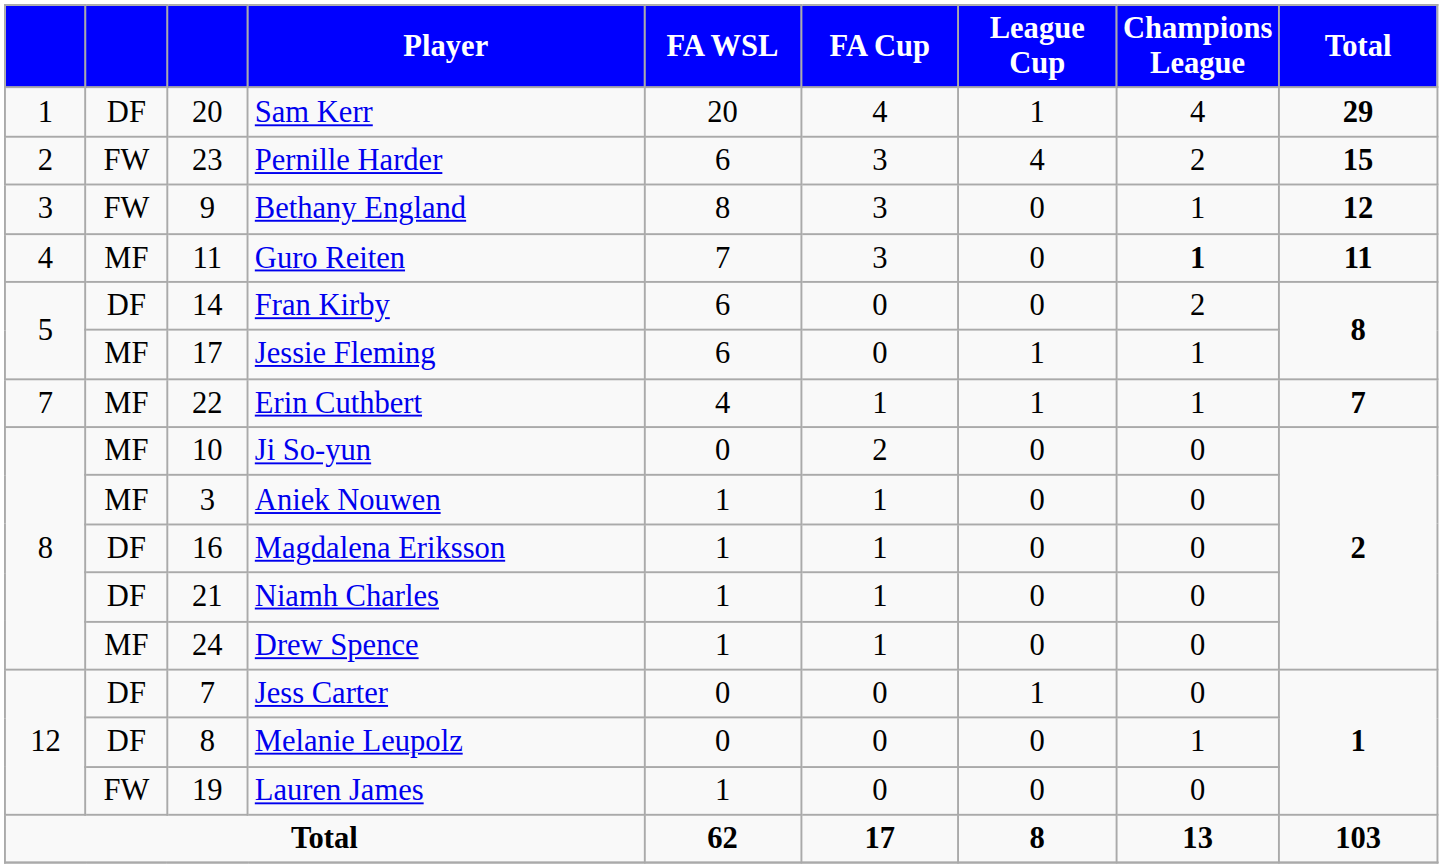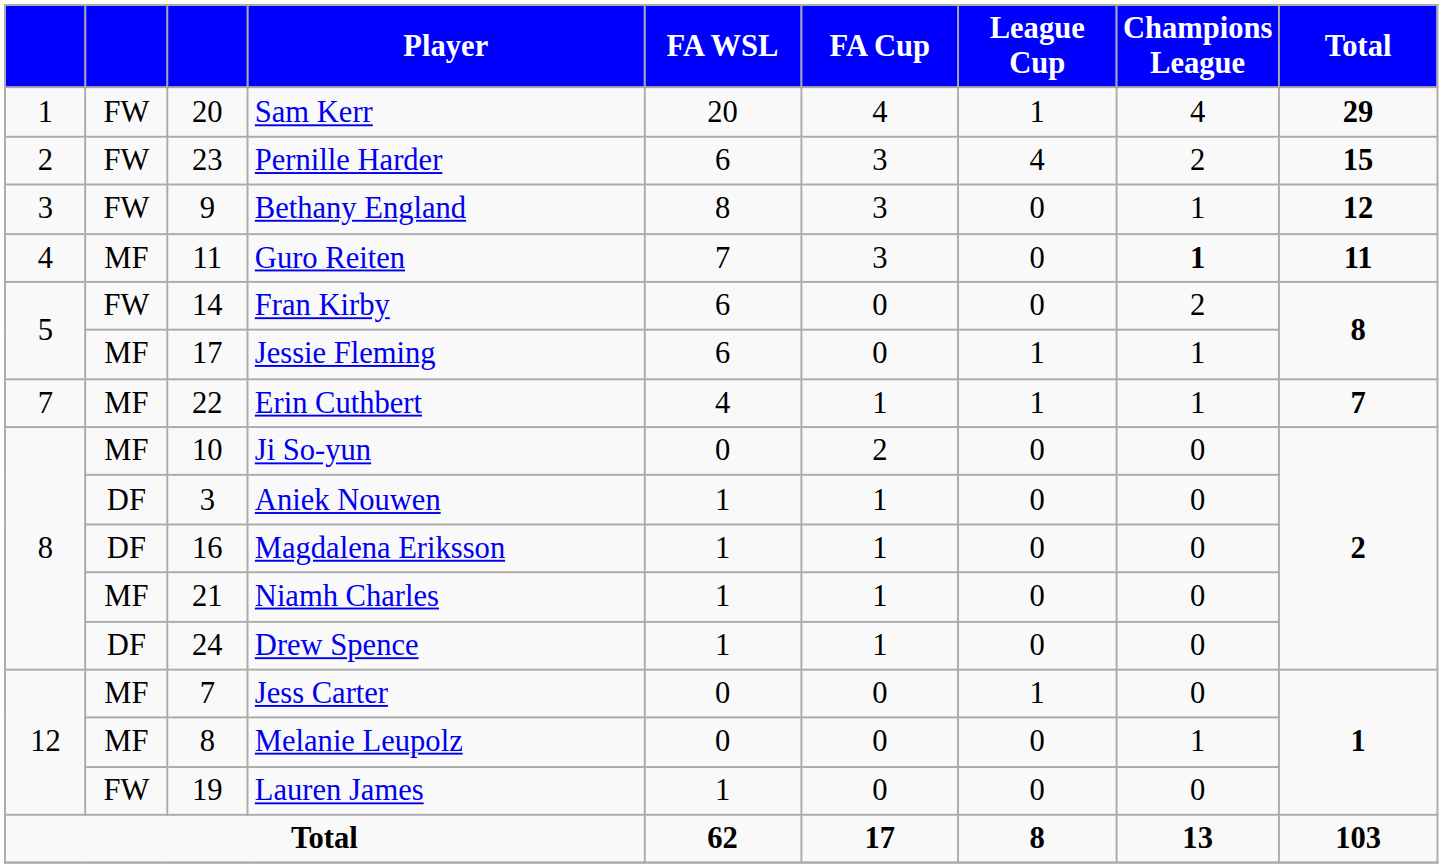(126, 111) DF -> (126, 111) FW
(126, 305) DF -> (126, 305) FW
(126, 499) MF -> (126, 499) DF
(126, 596) DF -> (126, 596) MF
(126, 644) MF -> (126, 644) DF
(126, 693) DF -> (126, 693) MF
(126, 741) DF -> (126, 741) MF
